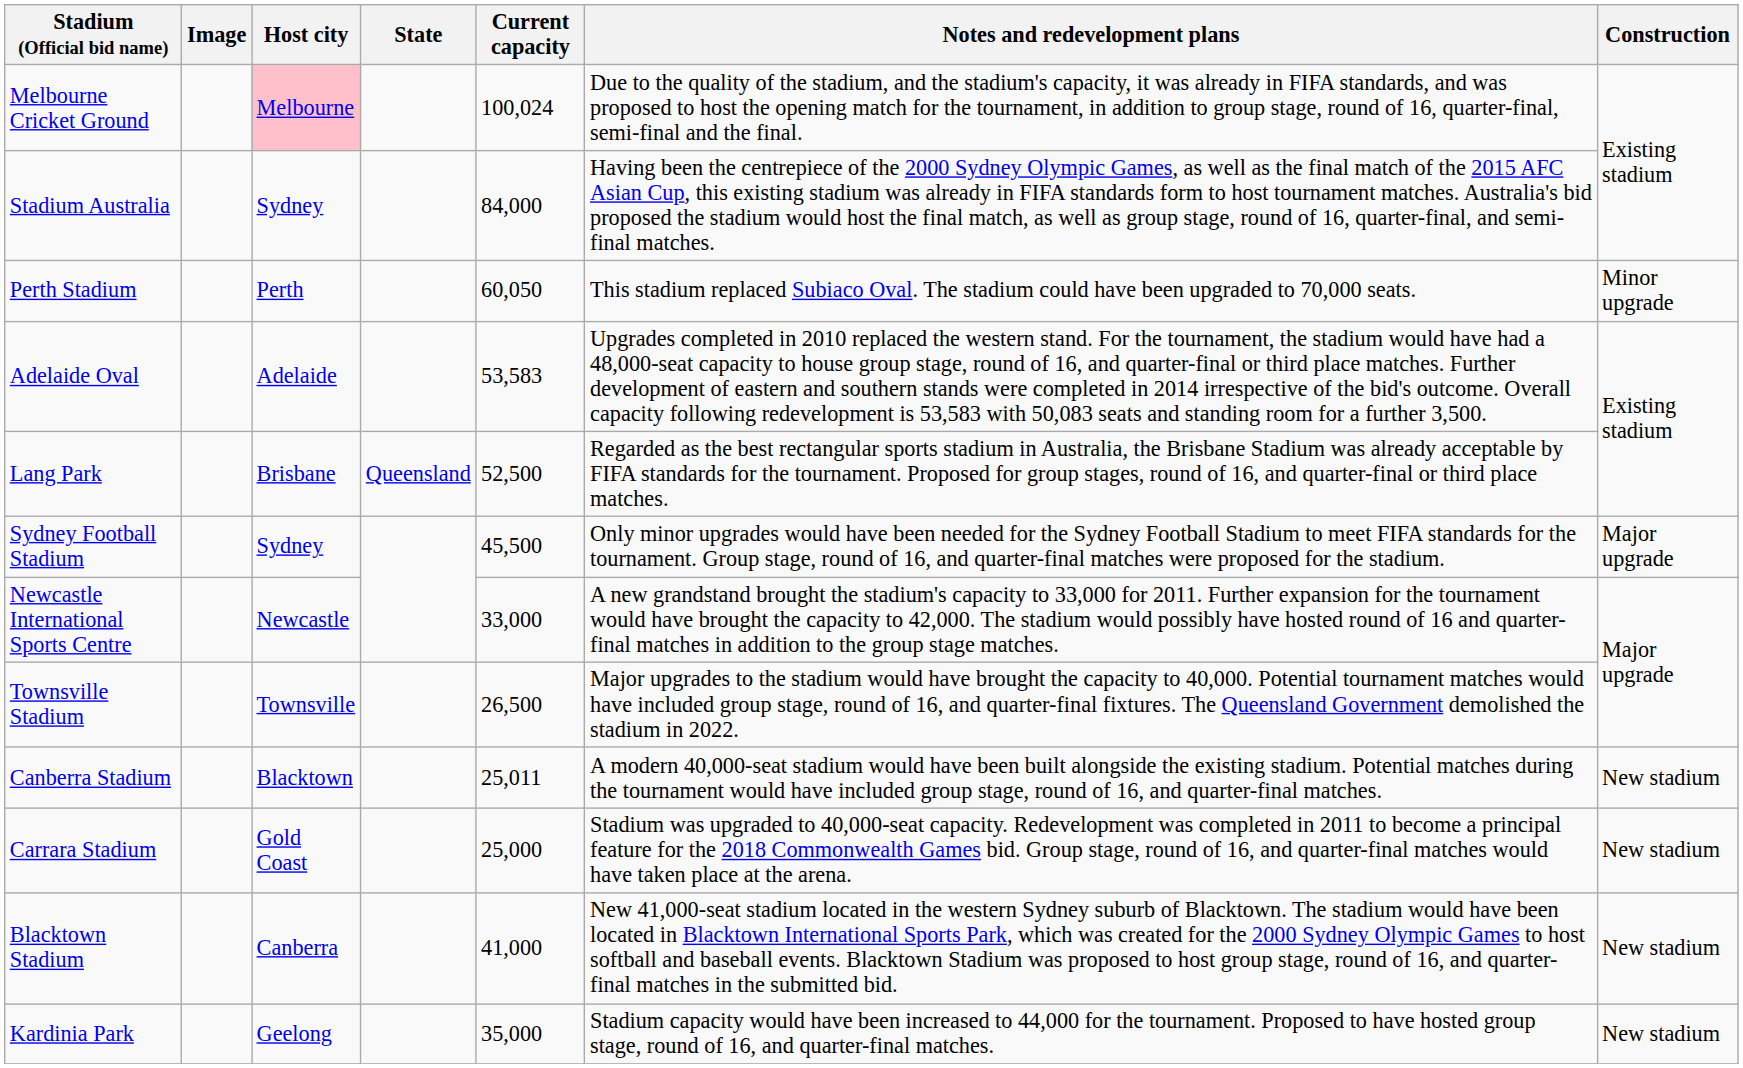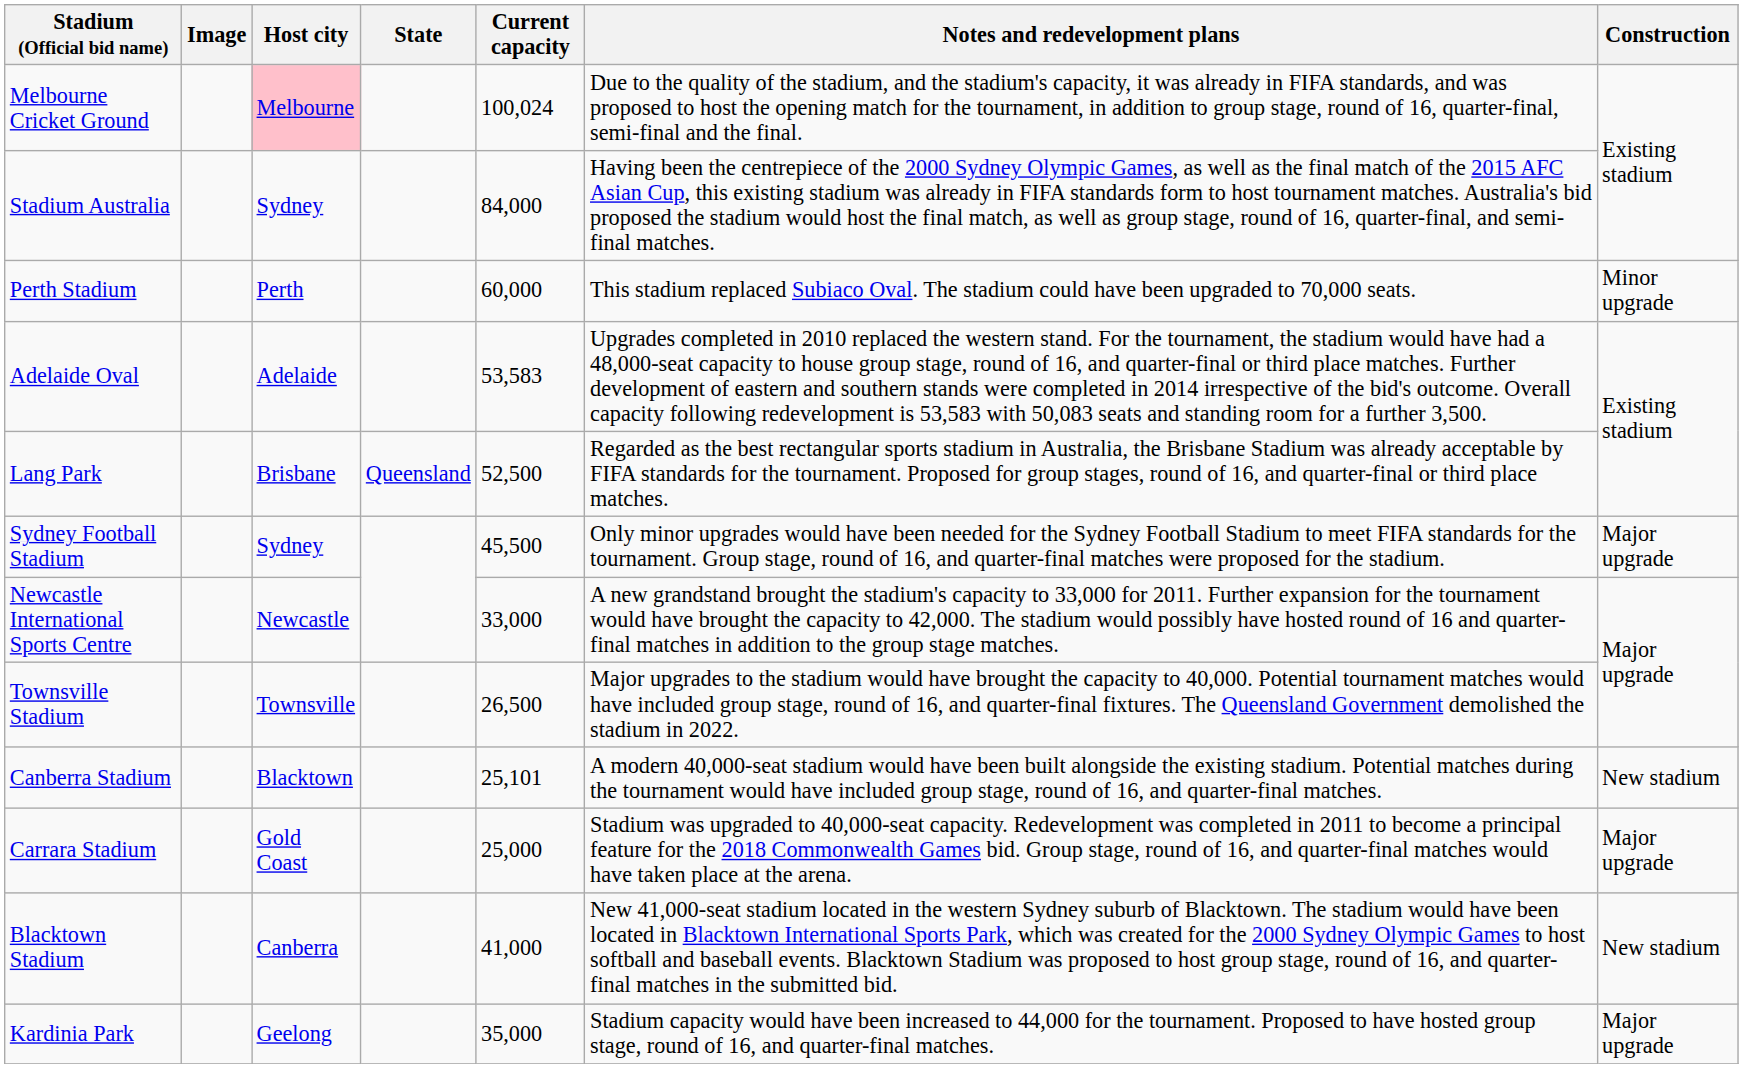(512, 290) 60,050 -> (512, 290) 60,000
(511, 777) 25,011 -> (512, 777) 25,101
(1661, 850) New stadium -> (1638, 850) Major upgrade
(1661, 1033) New stadium -> (1638, 1033) Major upgrade
